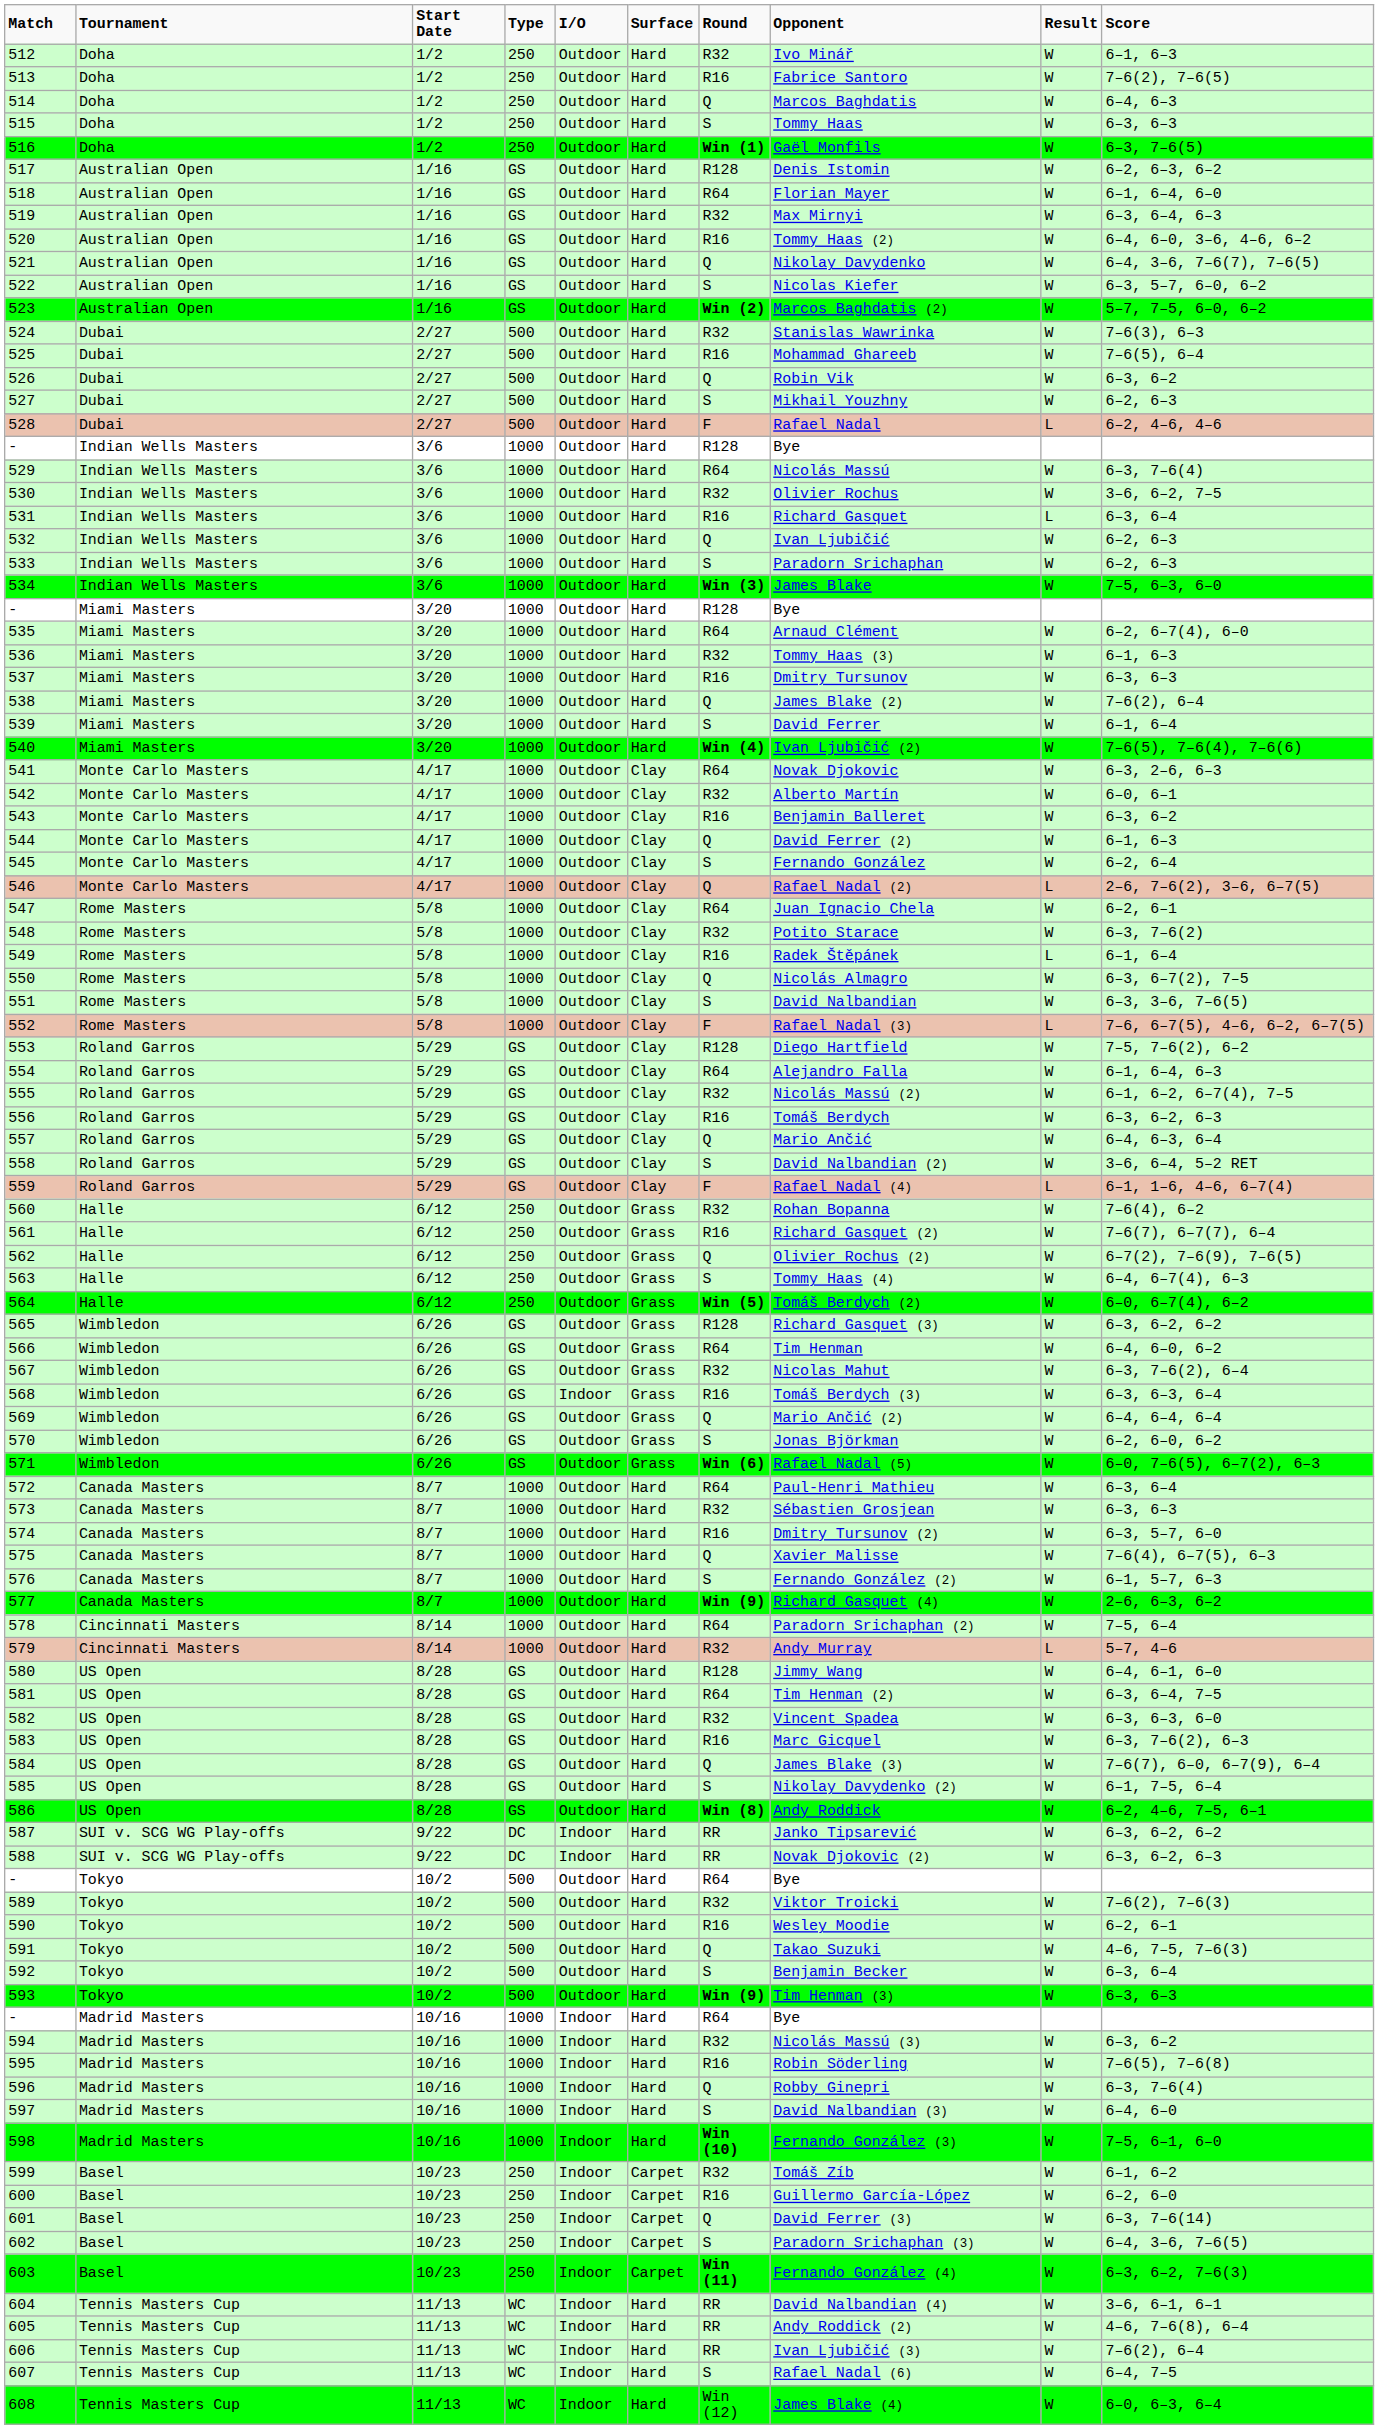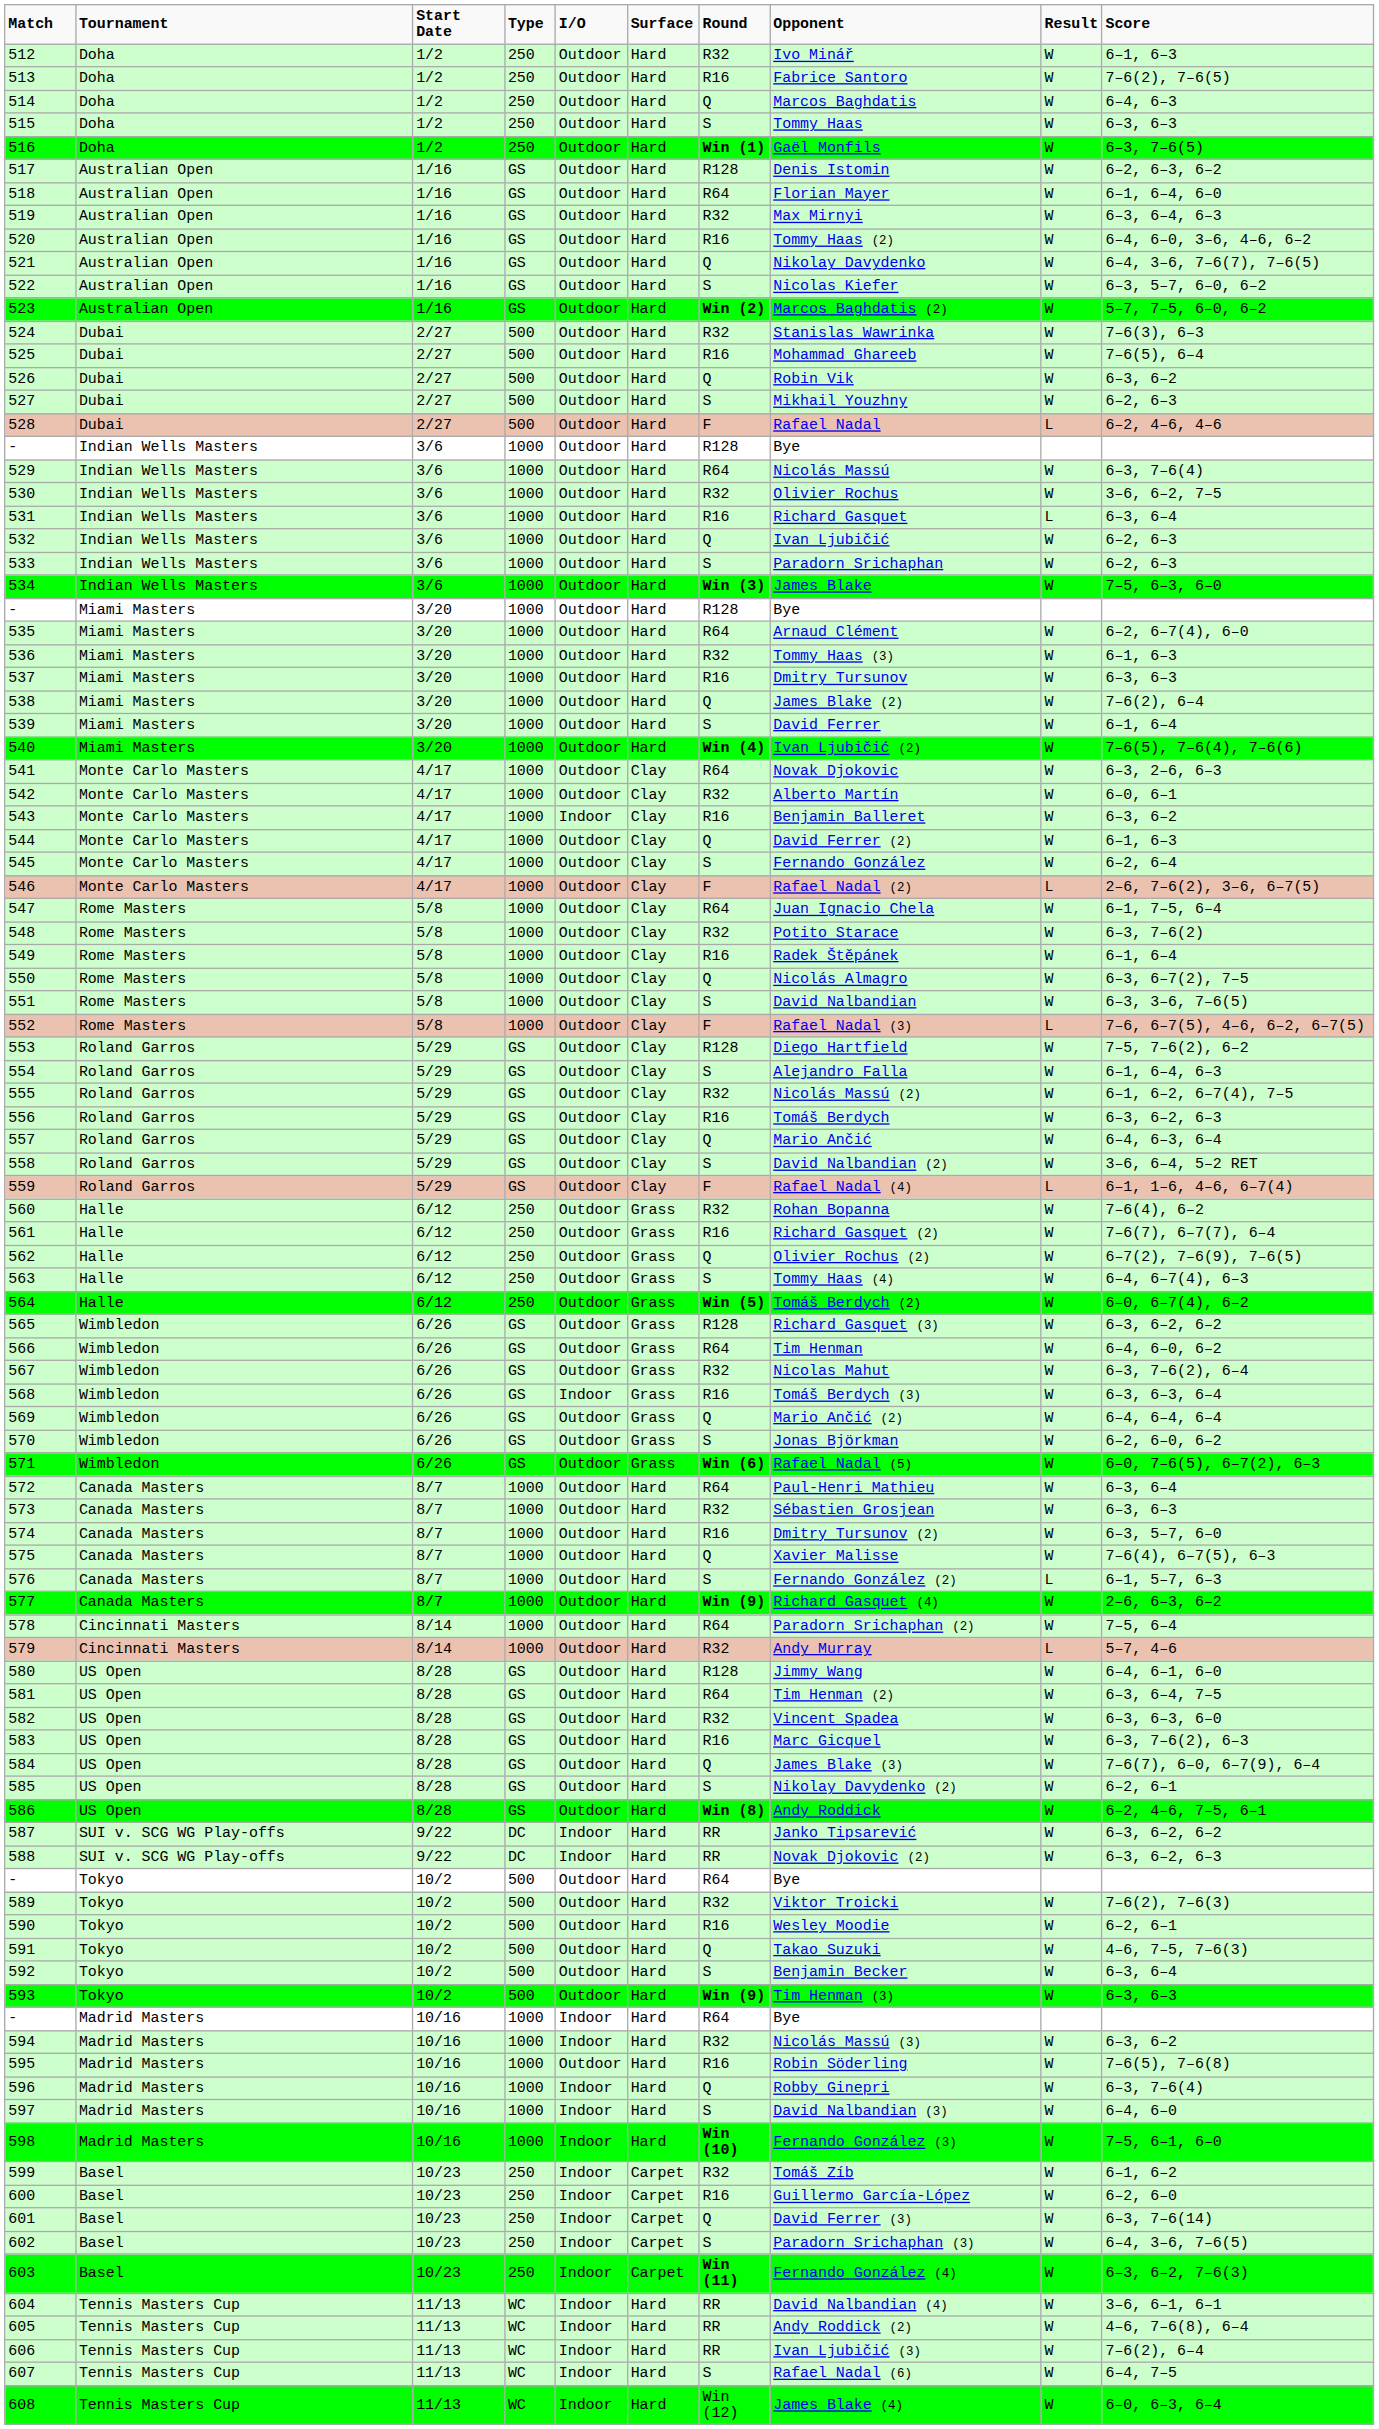(590, 818) Outdoor -> (586, 818) Indoor
(707, 887) Q -> (707, 887) F
(1141, 910) 6–2, 6–1 -> (1164, 910) 6–1, 7–5, 6–4
(1049, 956) L -> (1049, 956) W
(716, 1072) R64 -> (707, 1072) S
(1049, 1580) W -> (1049, 1580) L
(1164, 1788) 6–1, 7–5, 6–4 -> (1141, 1788) 6–2, 6–1
(586, 2065) Indoor -> (590, 2065) Outdoor
